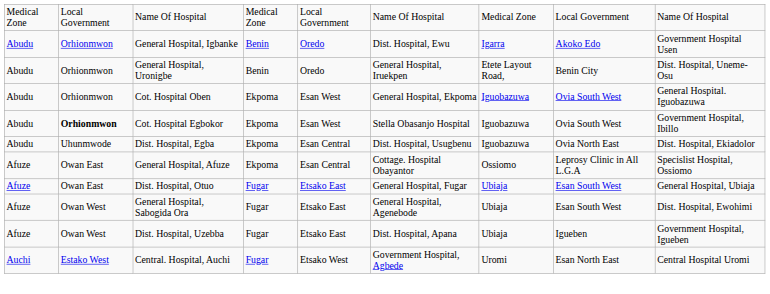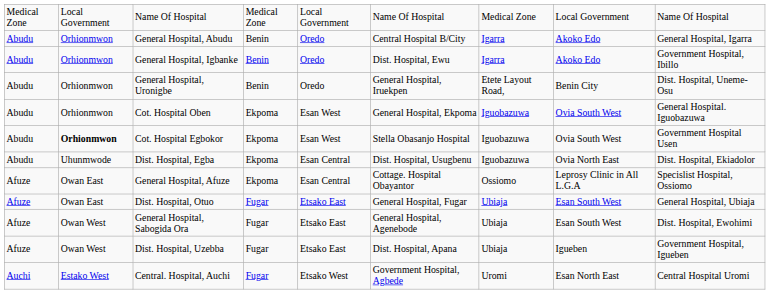+ row: (184, 38)
(699, 44) Government Hospital Usen -> (701, 59) Government Hospital, Ibillo
(701, 123) Government Hospital, Ibillo -> (699, 139) Government Hospital Usen
